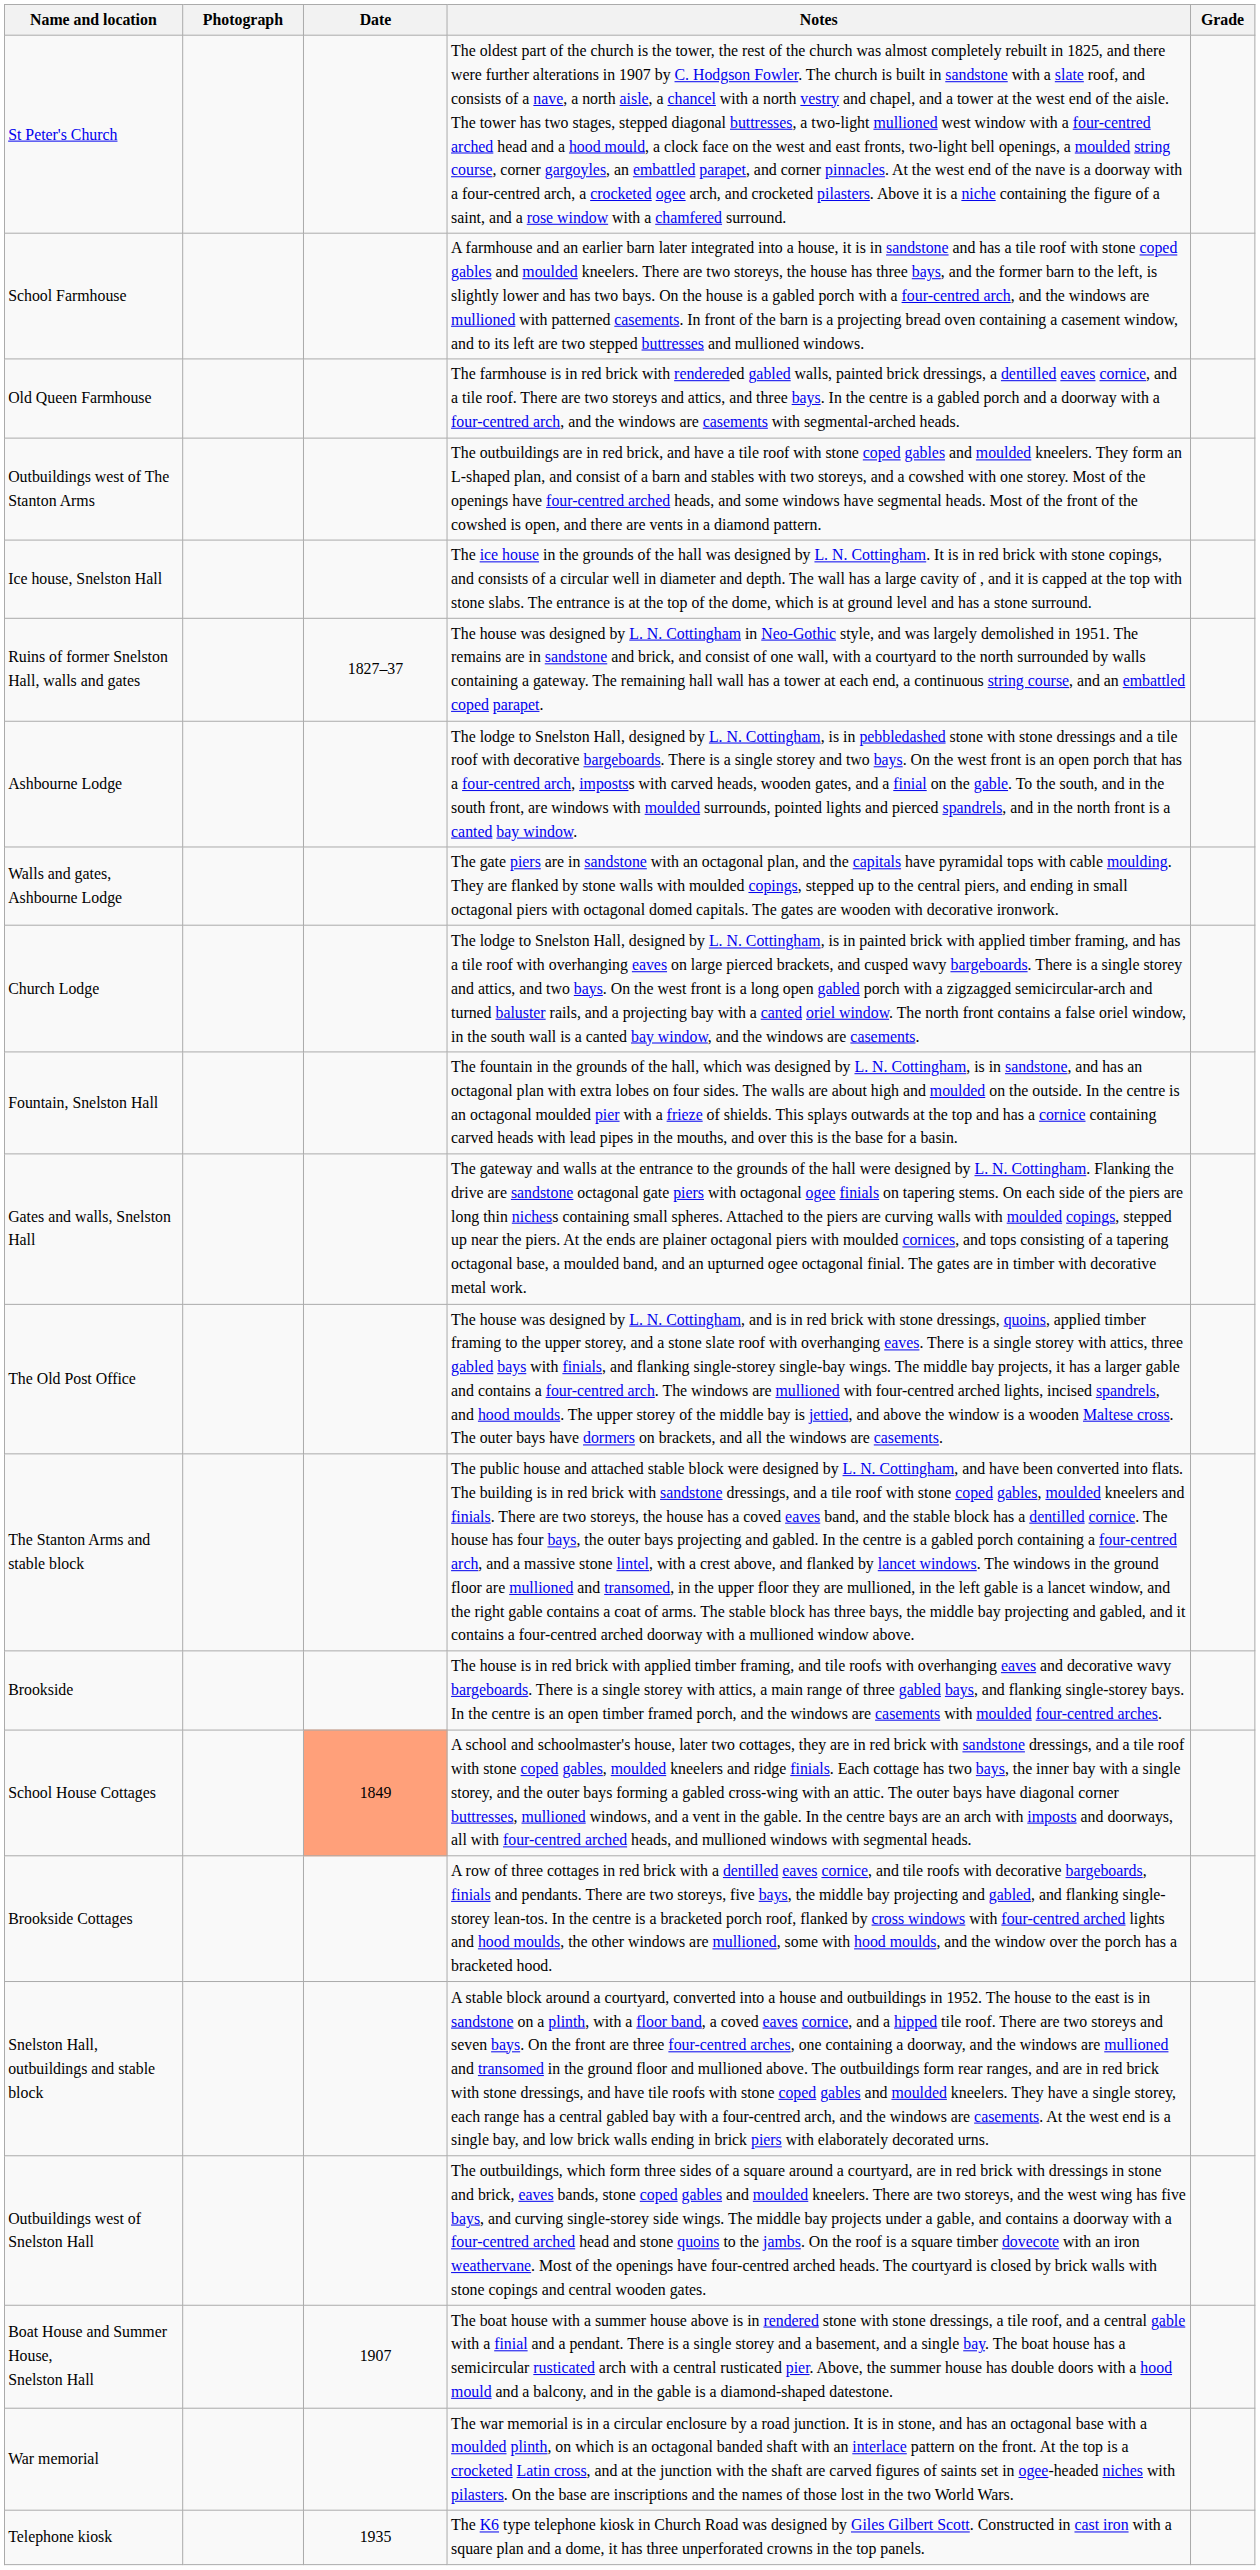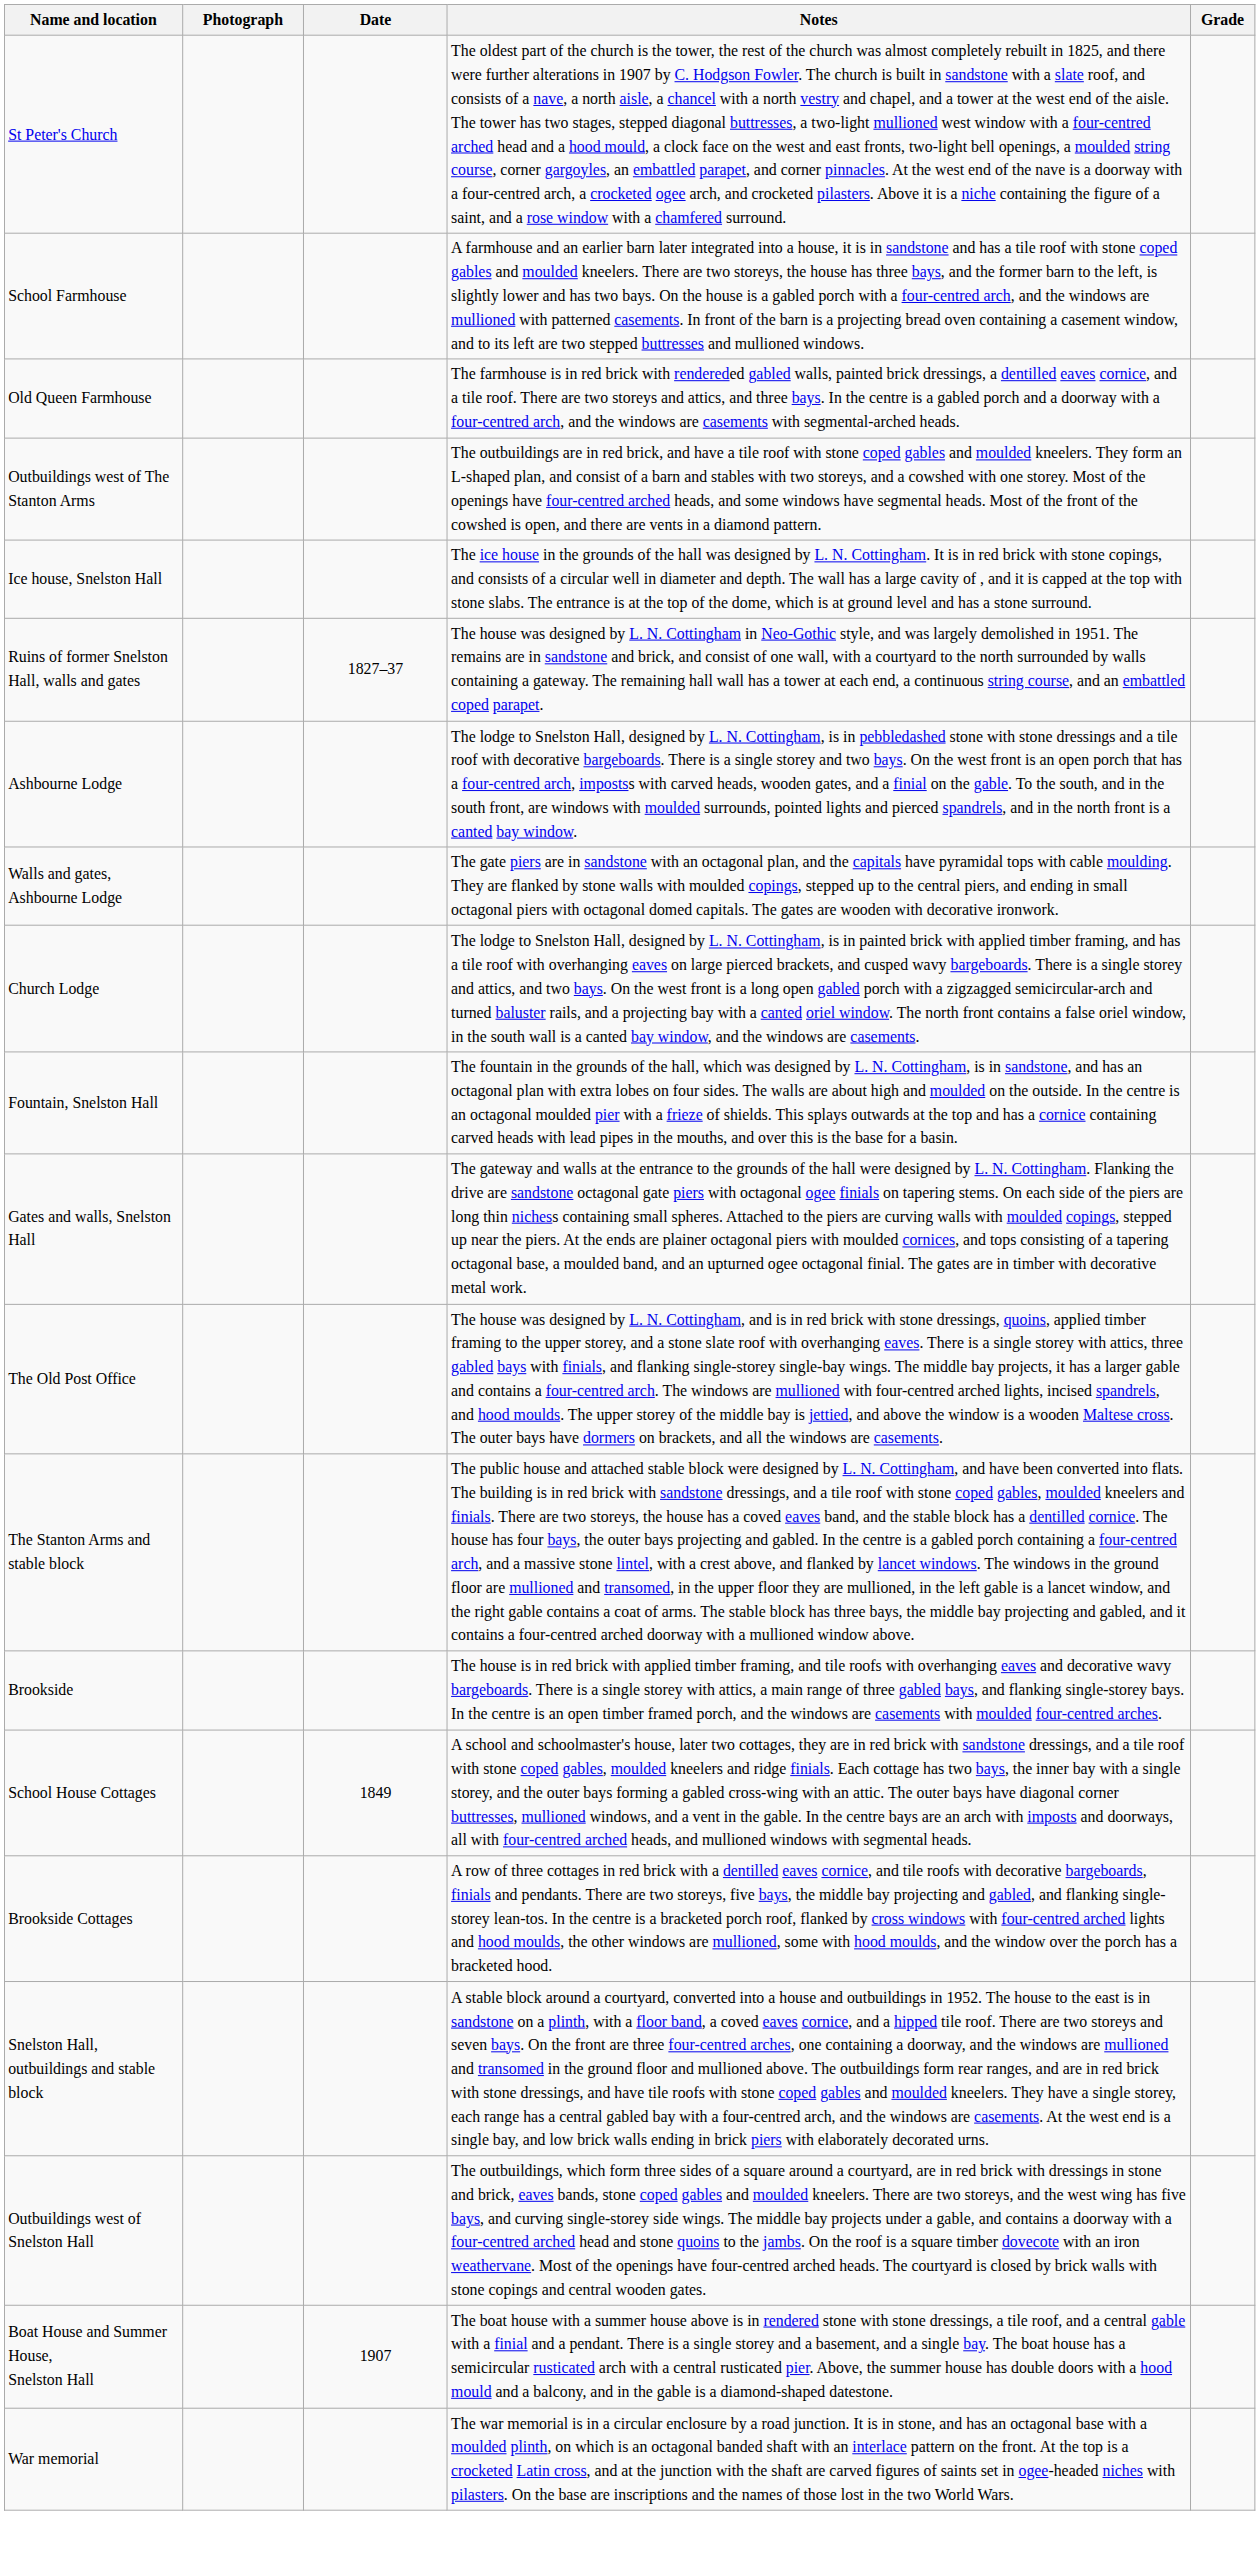(375, 1792) lightsalmon background -> (375, 1792) no background
- row: (60, 2537)
